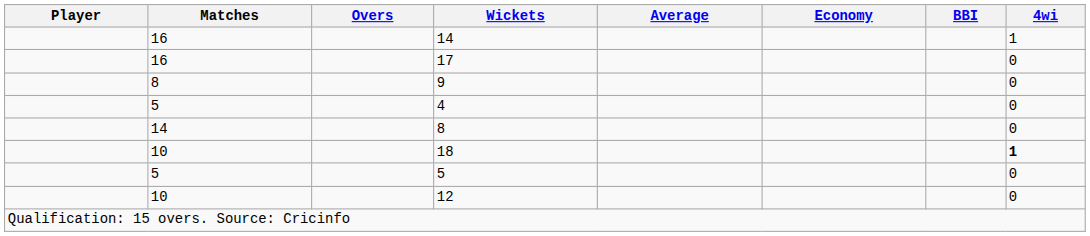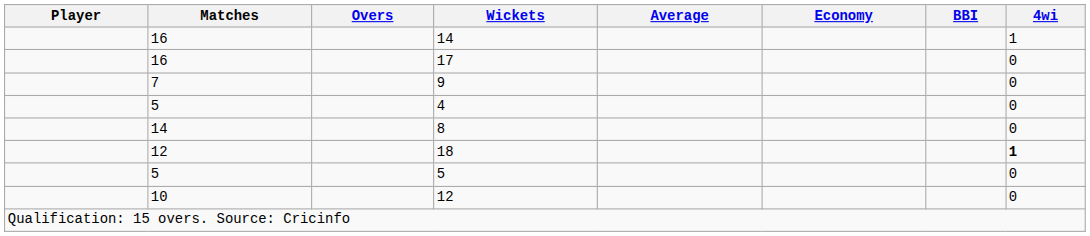(155, 84) 8 -> (155, 84) 7
(159, 152) 10 -> (159, 152) 12
